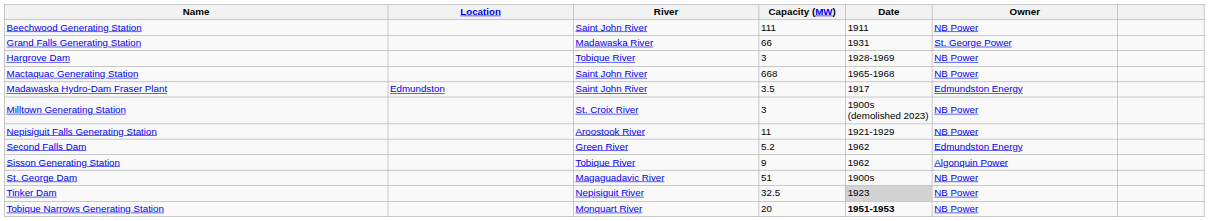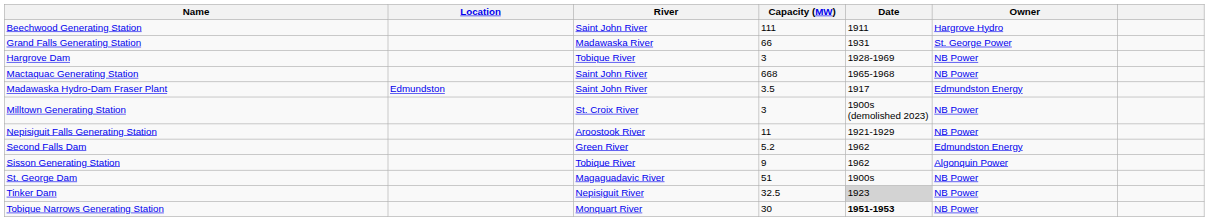(956, 27) NB Power -> (969, 27) Hargrove Hydro
(767, 208) 20 -> (767, 208) 30
